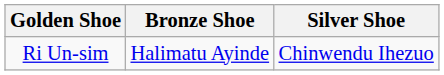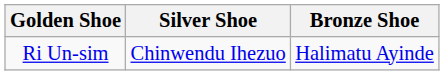columns swapped: (356, 20) <-> (200, 20)
